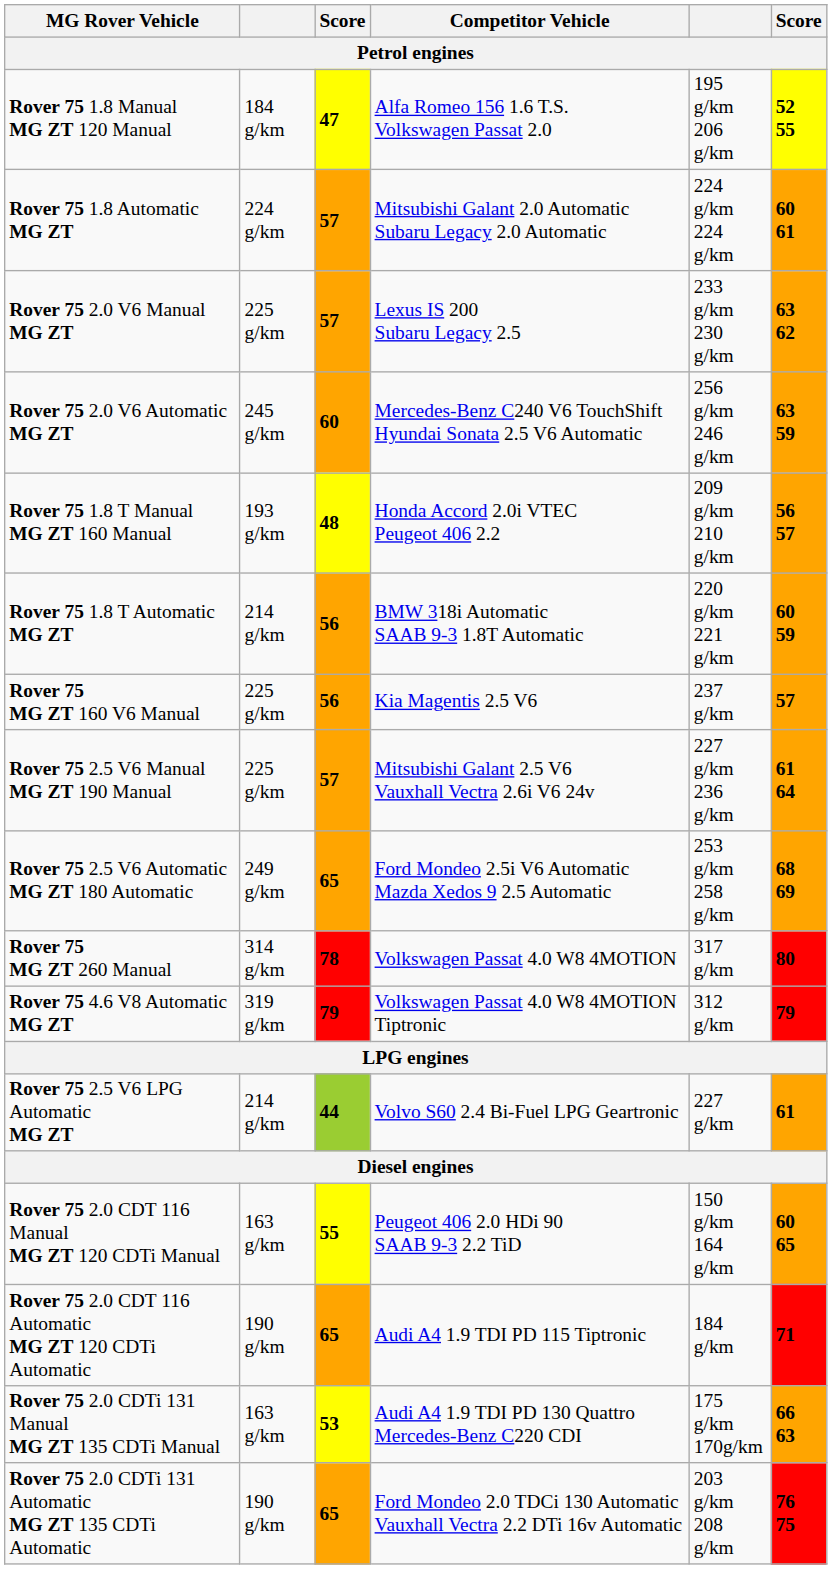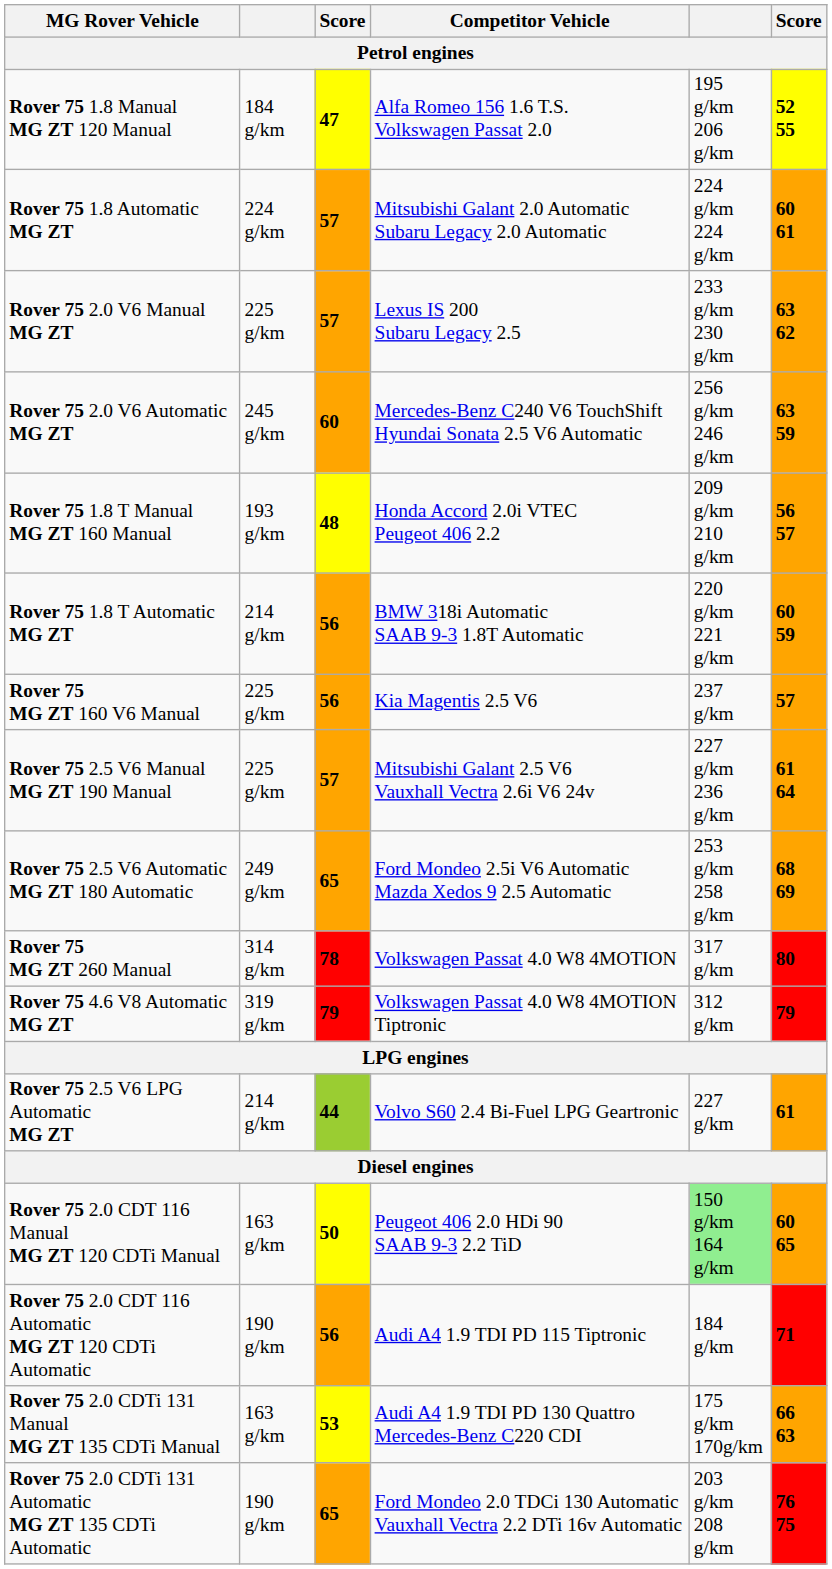(329, 1233) 55 -> (329, 1233) 50
(714, 1233) no background -> (714, 1233) lightgreen background
(329, 1334) 65 -> (329, 1334) 56
